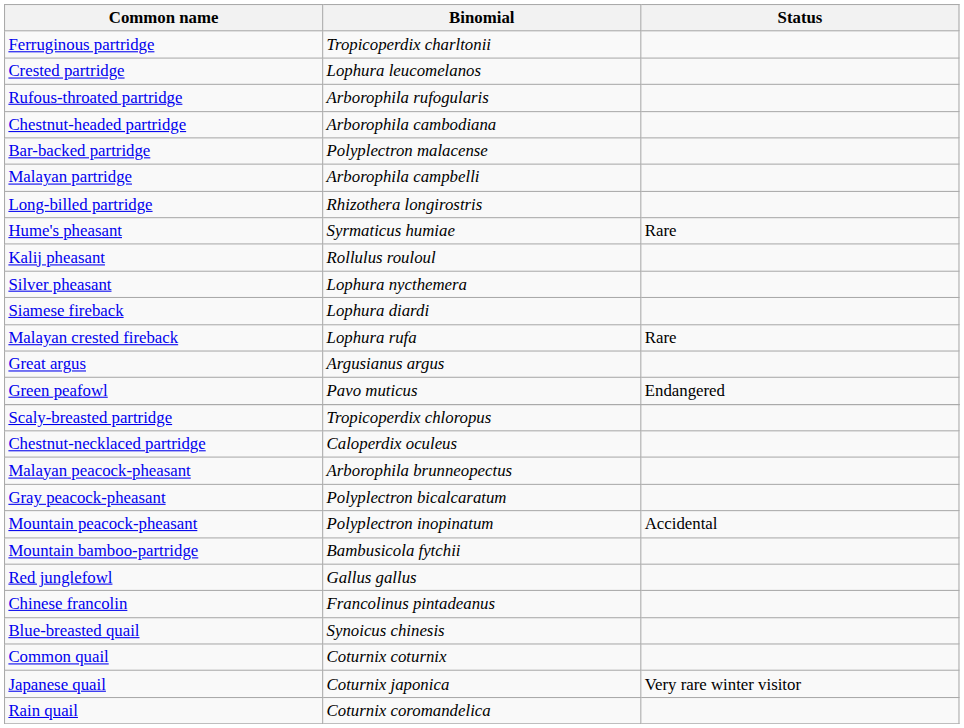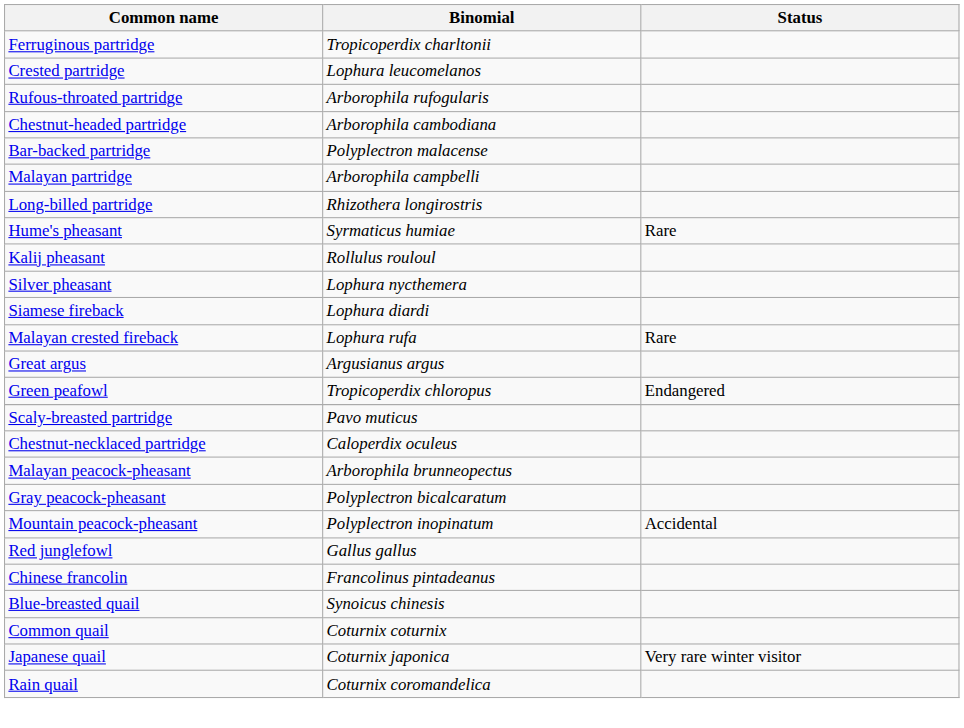(372, 390) Pavo muticus -> (409, 390) Tropicoperdix chloropus
(409, 417) Tropicoperdix chloropus -> (372, 417) Pavo muticus
- row: (103, 550)
